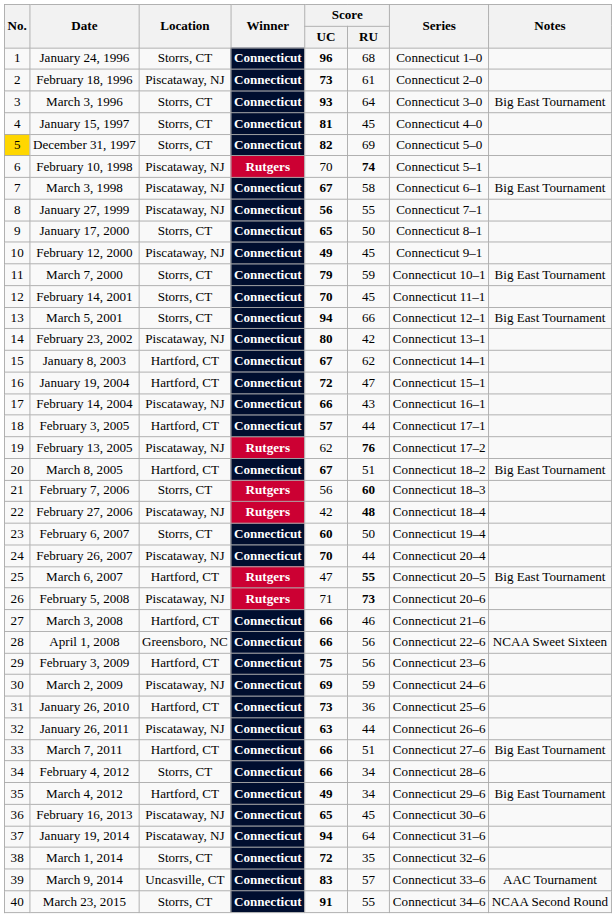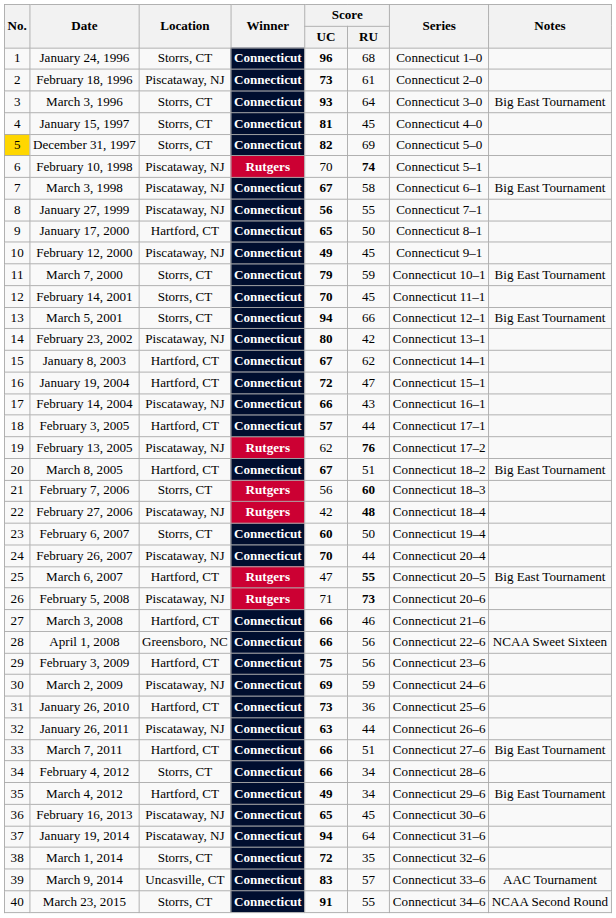(185, 231) Storrs, CT -> (185, 231) Hartford, CT
